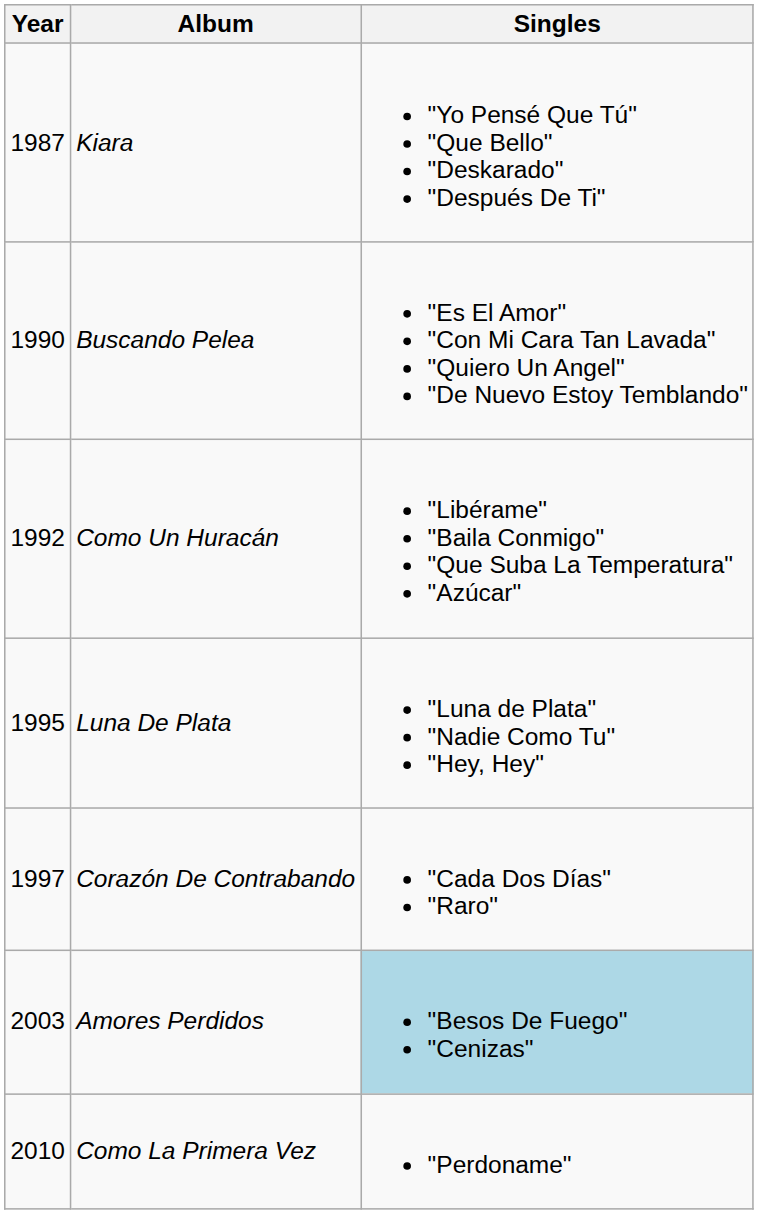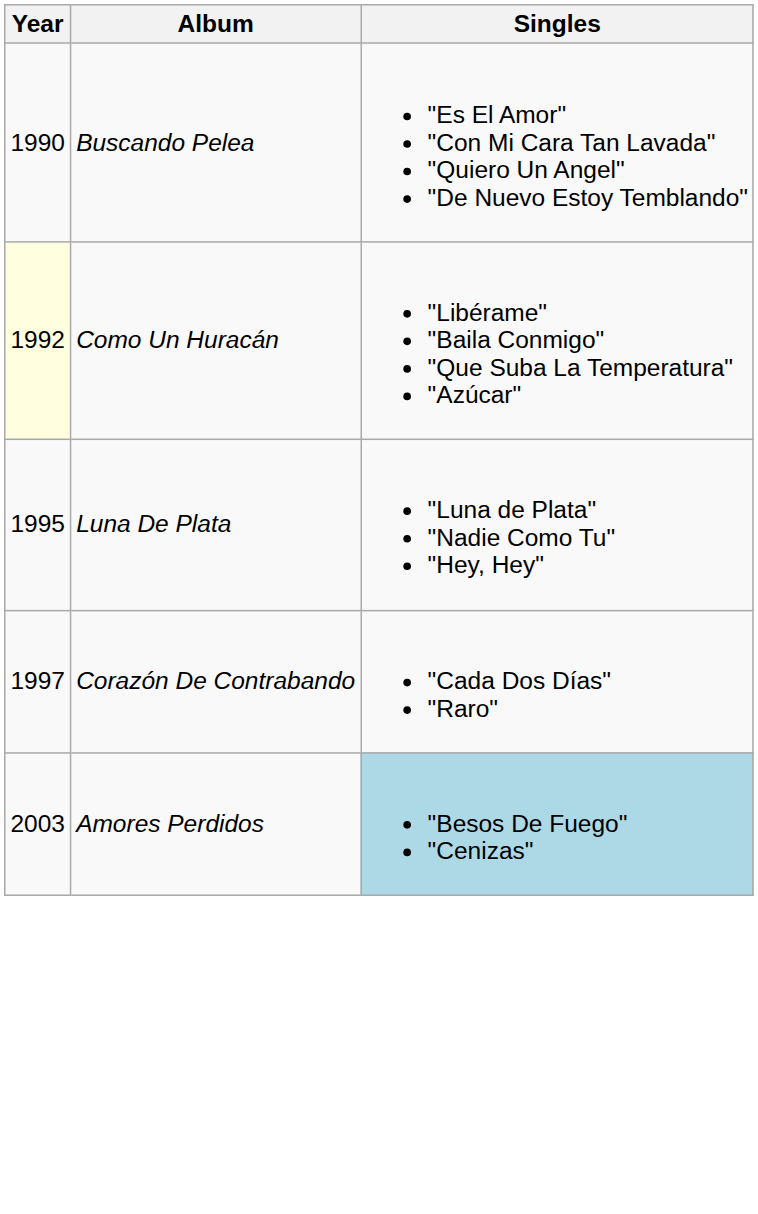- row: (105, 142)
(38, 538) no background -> (38, 340) lightyellow background
- row: (196, 1150)
